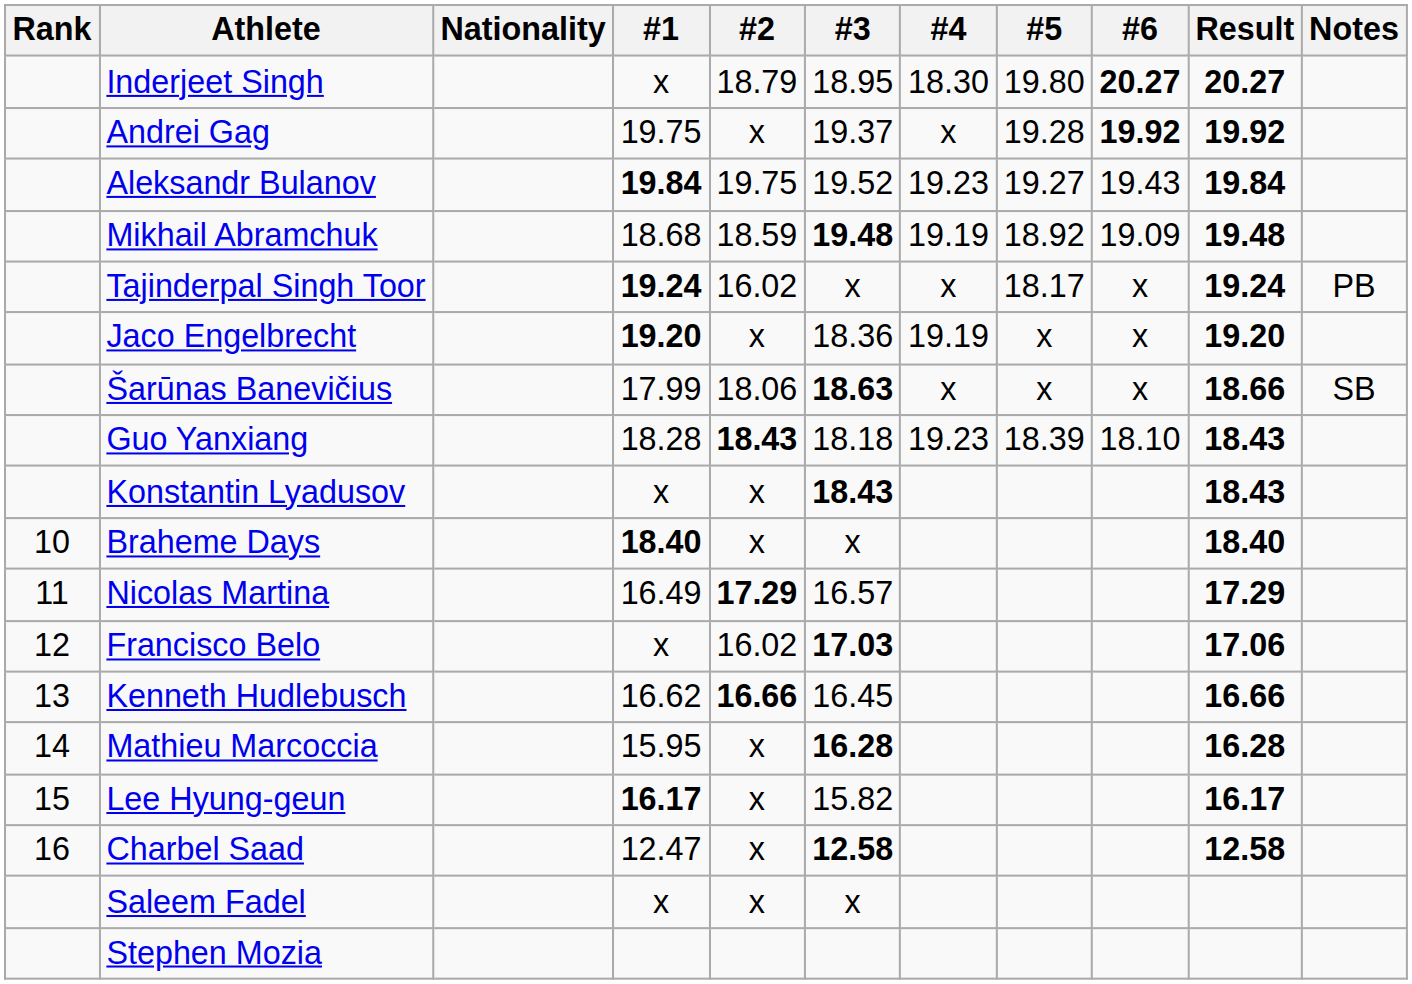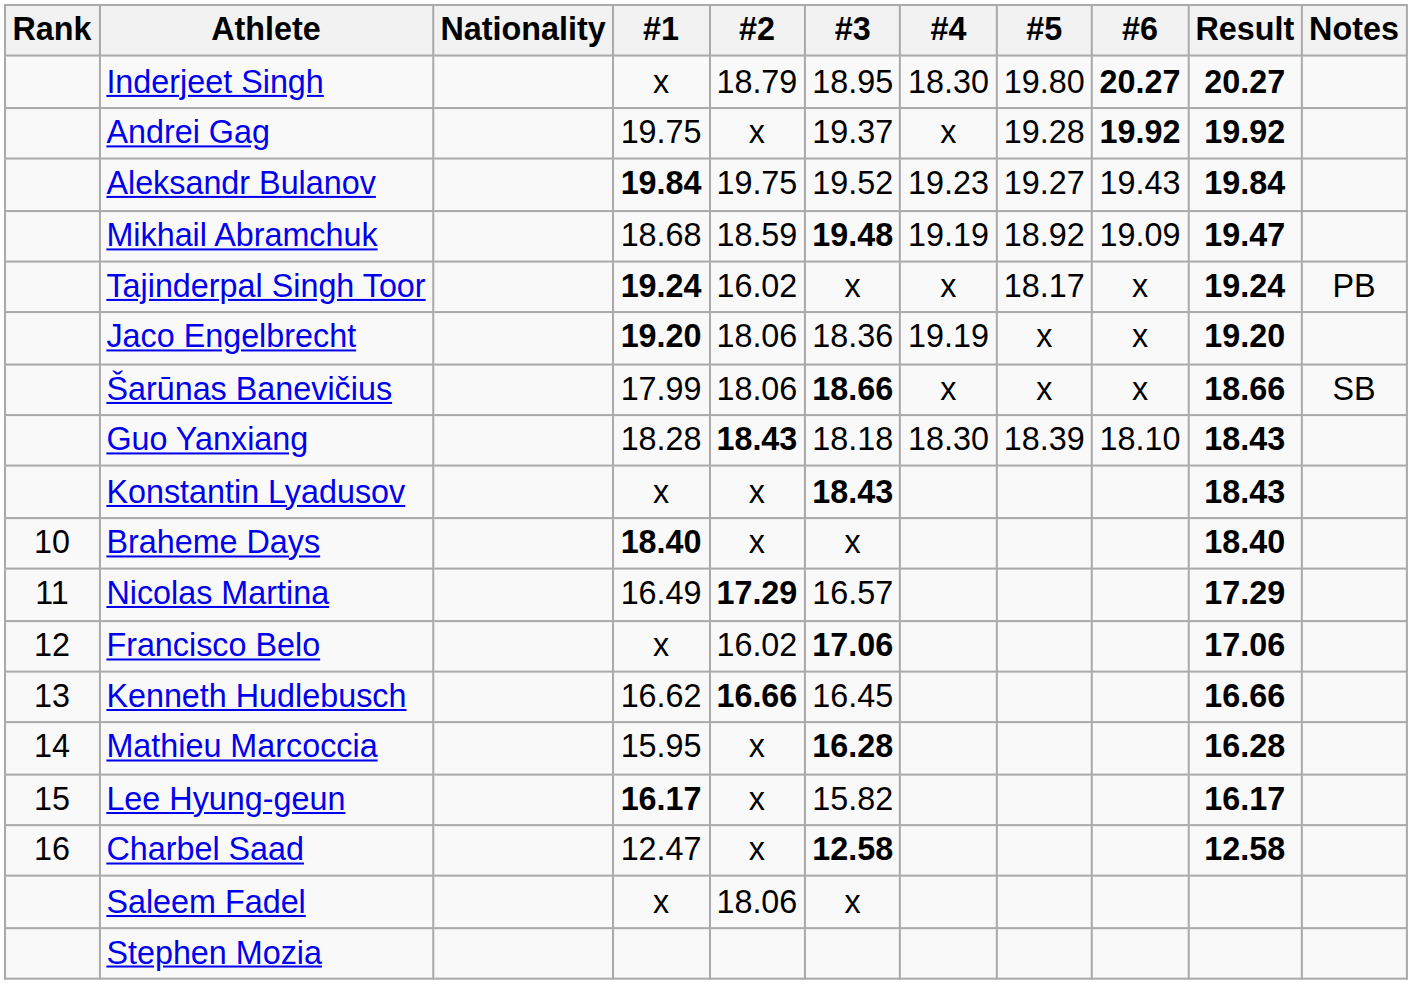(1245, 235) 19.48 -> (1245, 235) 19.47
(757, 337) x -> (757, 337) 18.06
(853, 388) 18.63 -> (853, 388) 18.66
(948, 440) 19.23 -> (948, 440) 18.30
(853, 645) 17.03 -> (853, 645) 17.06
(757, 901) x -> (757, 901) 18.06
